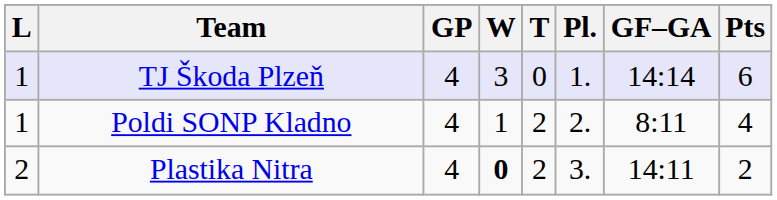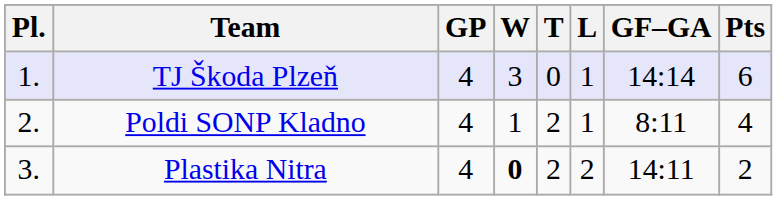columns swapped: (580, 28) <-> (22, 28)
